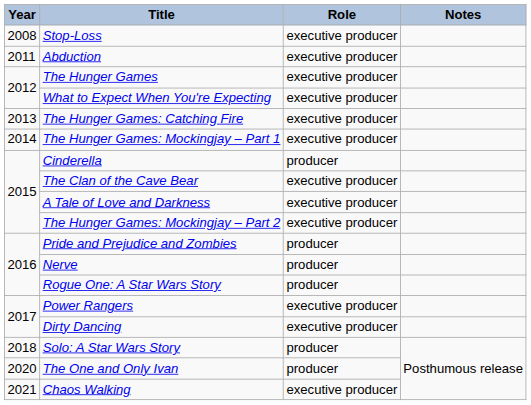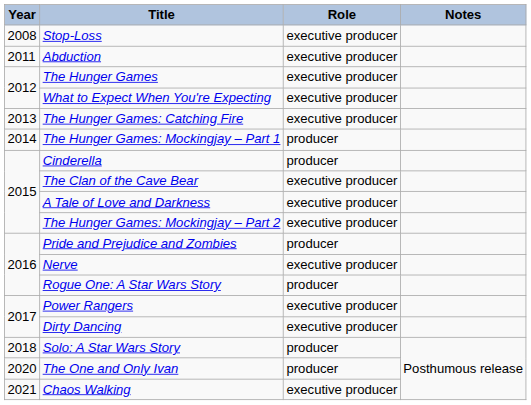(342, 139) executive producer -> (312, 139) producer
(312, 264) producer -> (342, 264) executive producer
